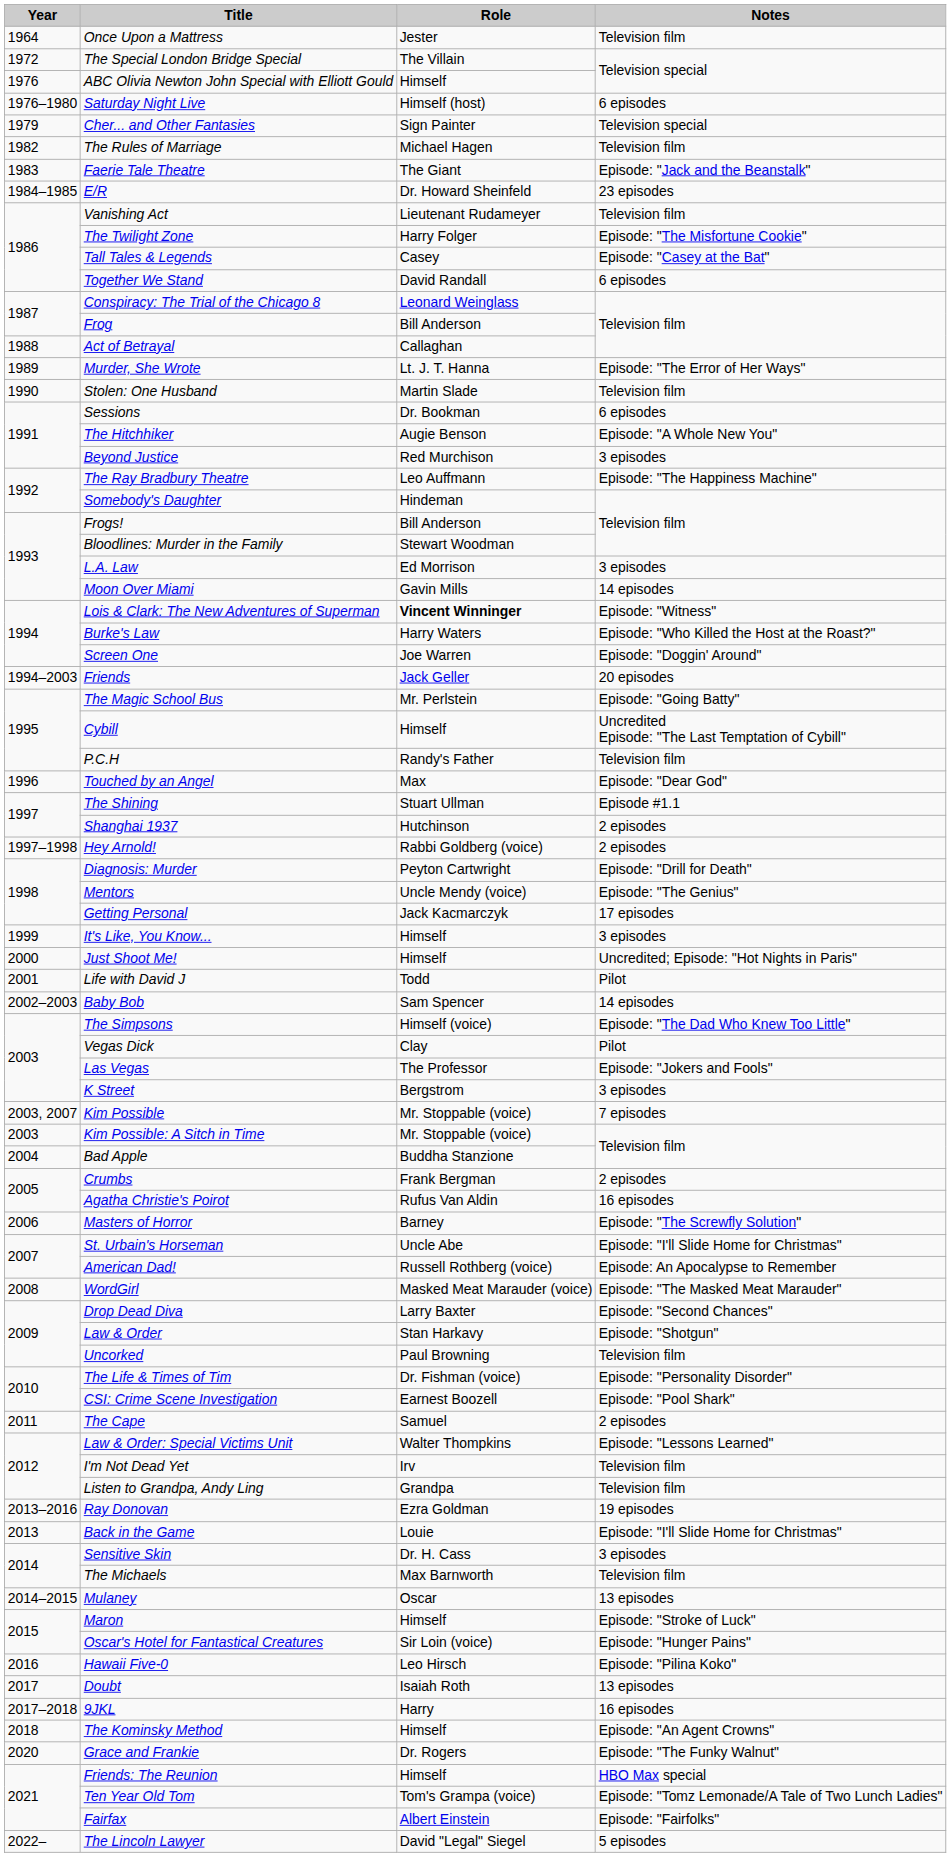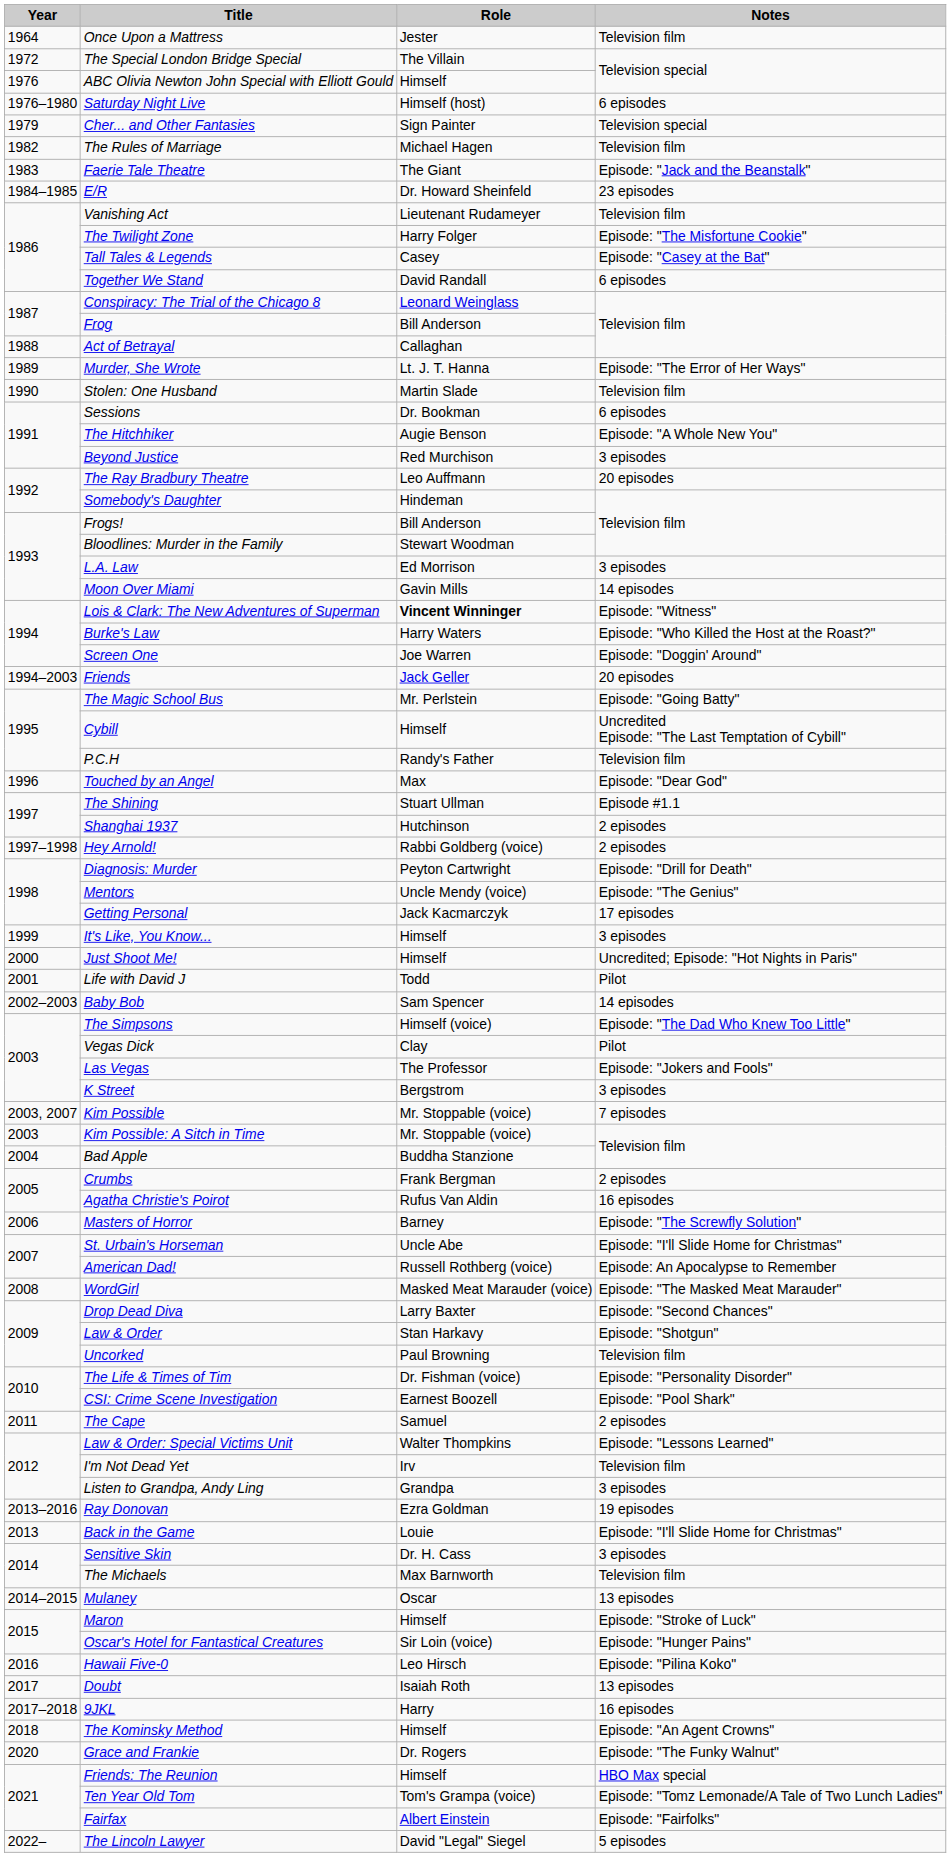(708, 479) Episode: "The Happiness Machine" -> (636, 479) 20 episodes
(642, 1488) Television film -> (632, 1488) 3 episodes
